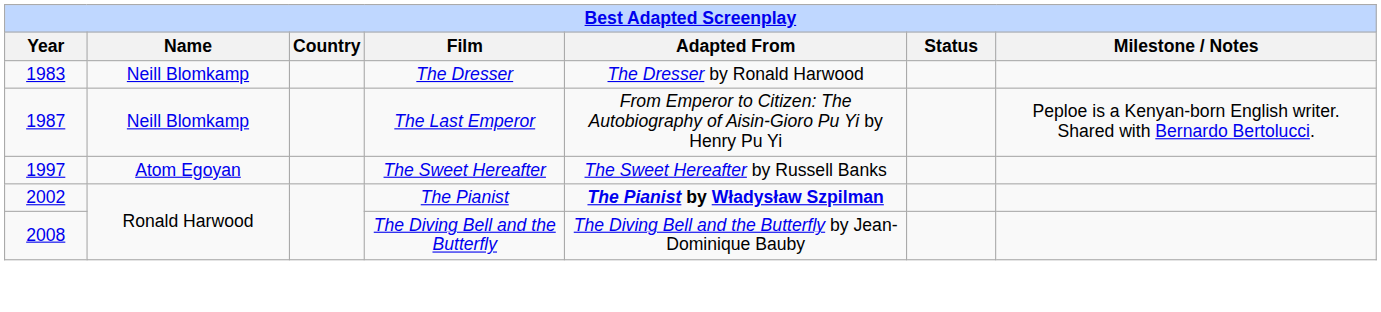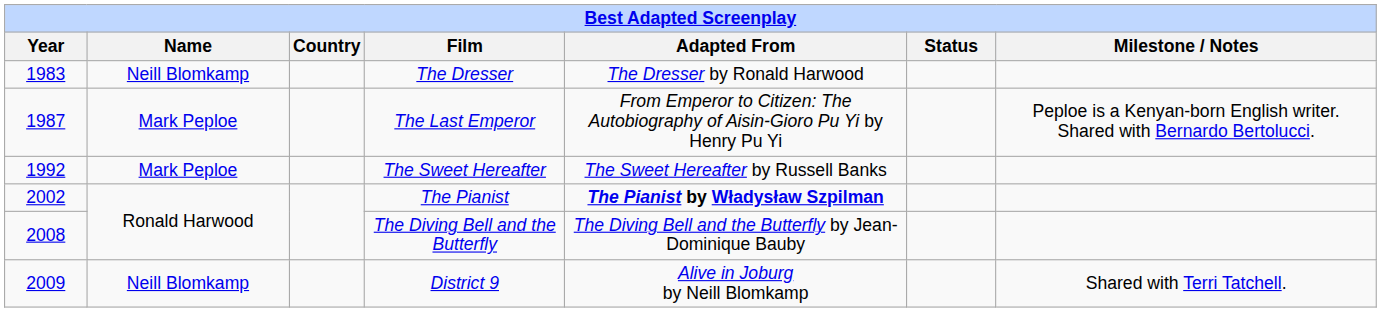(188, 121) Neill Blomkamp -> (188, 121) Mark Peploe
(46, 169) 1997 -> (46, 169) 1992
(188, 169) Atom Egoyan -> (188, 169) Mark Peploe
+ row: (465, 283)
